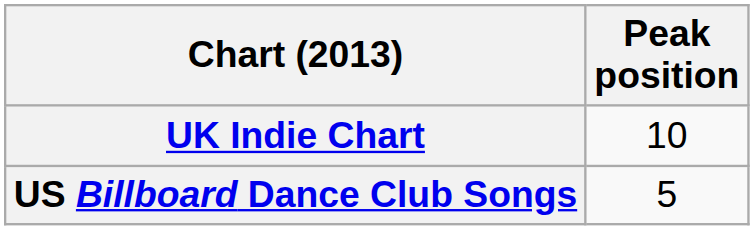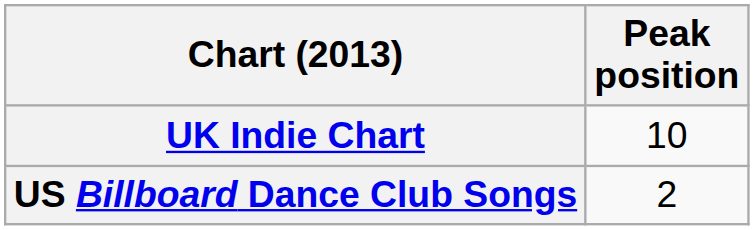(667, 194) 5 -> (667, 194) 2
